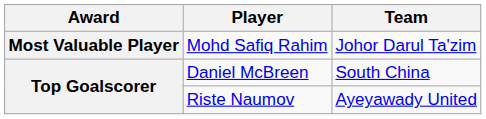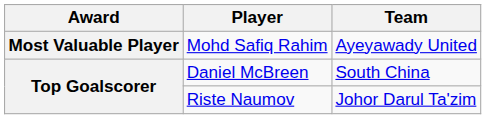(406, 45) Johor Darul Ta'zim -> (406, 45) Ayeyawady United
(406, 99) Ayeyawady United -> (406, 99) Johor Darul Ta'zim
